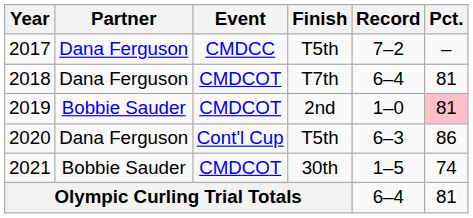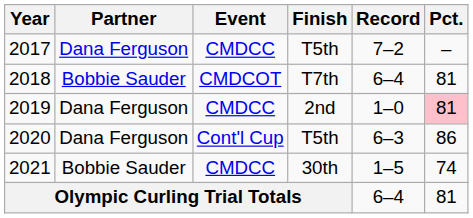(124, 78) Dana Ferguson -> (124, 78) Bobbie Sauder
(124, 108) Bobbie Sauder -> (124, 108) Dana Ferguson
(240, 108) CMDCOT -> (240, 108) CMDCC
(240, 167) CMDCOT -> (240, 167) CMDCC
